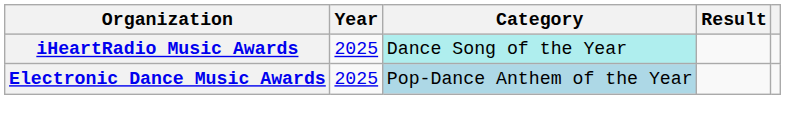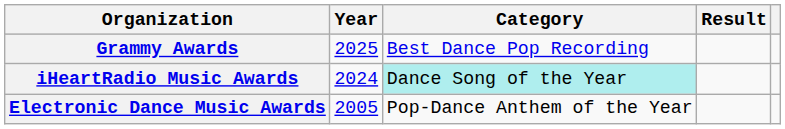+ row: (167, 49)
(356, 49) 2025 -> (356, 79) 2024
(356, 79) 2025 -> (356, 109) 2005
(540, 79) lightblue background -> (540, 109) no background
